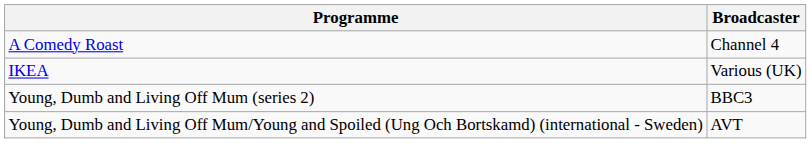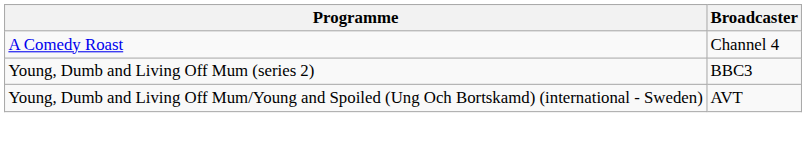- row: (28, 71)
